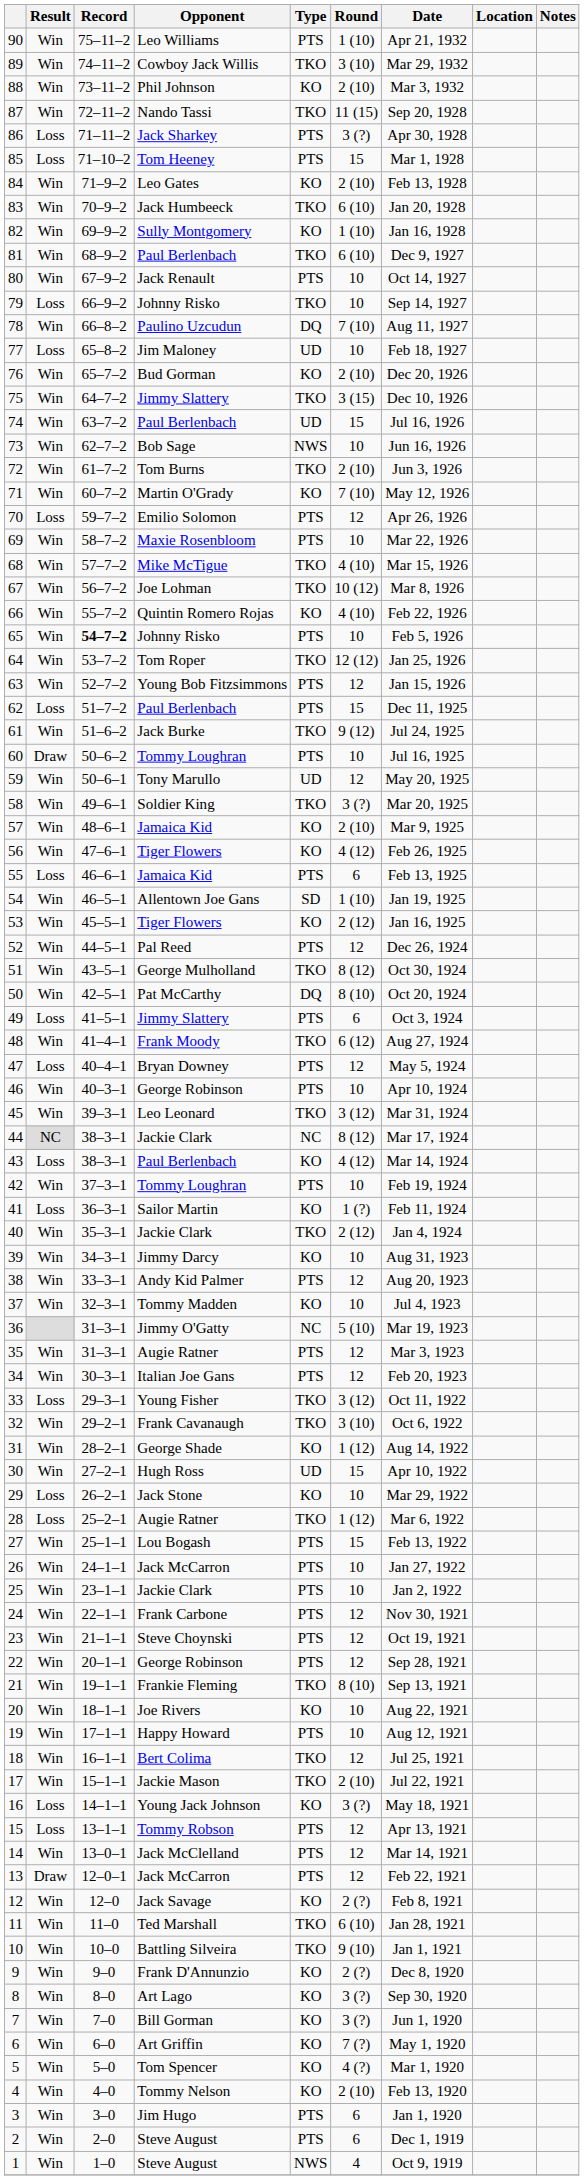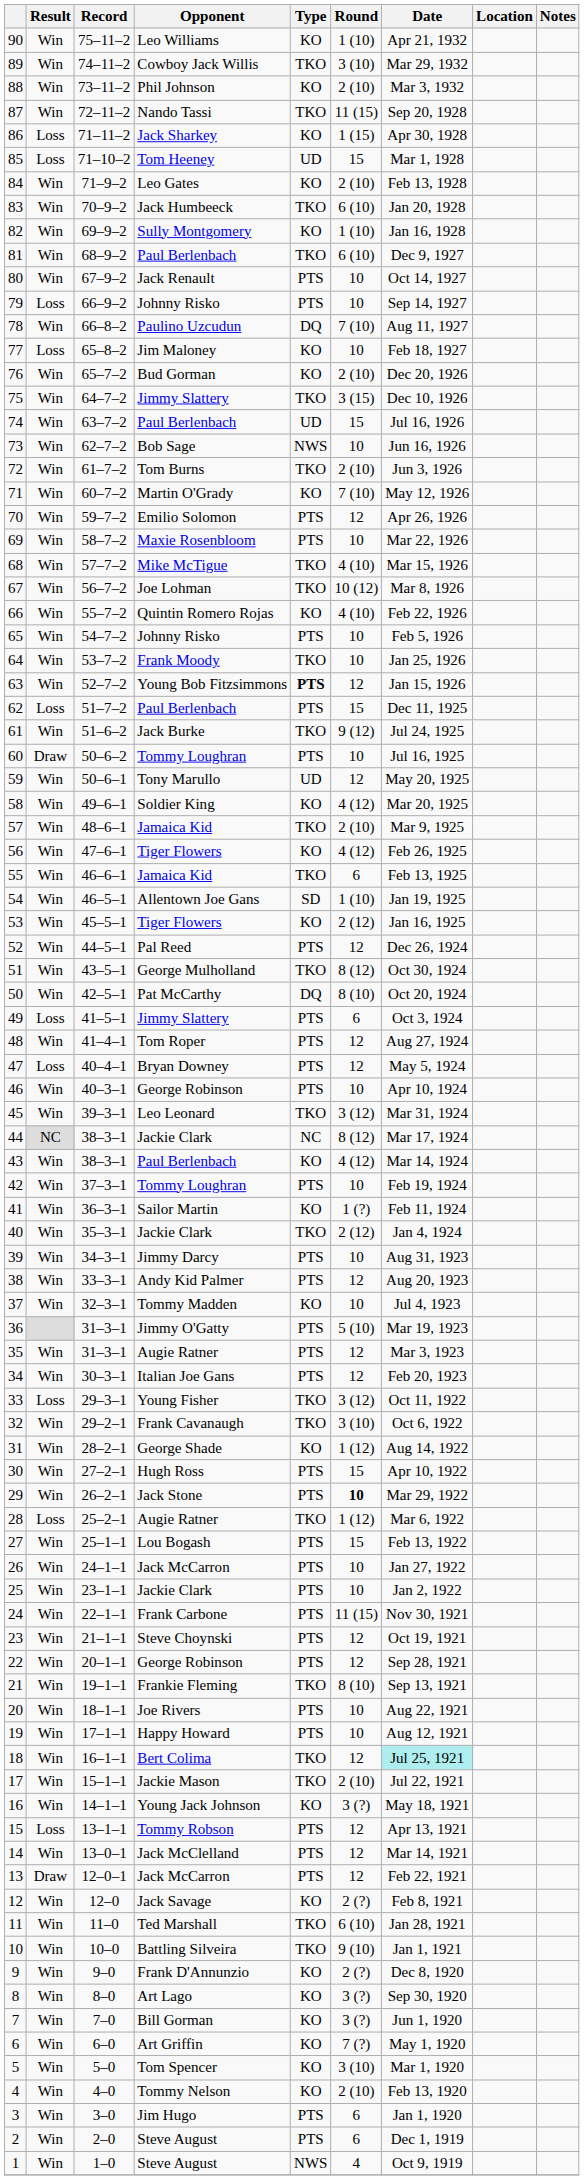(311, 40) PTS -> (311, 40) KO
(311, 135) PTS -> (311, 135) KO
(356, 135) 3 (?) -> (356, 135) 1 (15)
(311, 159) PTS -> (311, 159) UD
(311, 302) TKO -> (311, 302) PTS
(311, 350) UD -> (311, 350) KO
(50, 517) Loss -> (50, 517) Win
(104, 636) bold -> (104, 636) normal
(171, 660) Tom Roper -> (179, 660) Frank Moody
(356, 660) 12 (12) -> (356, 660) 10
(311, 684) normal -> (311, 684) bold
(311, 803) TKO -> (311, 803) KO
(356, 803) 3 (?) -> (356, 803) 4 (12)
(311, 827) KO -> (311, 827) TKO
(50, 875) Loss -> (50, 875) Win
(311, 875) PTS -> (311, 875) TKO
(179, 1042) Frank Moody -> (171, 1042) Tom Roper
(311, 1042) TKO -> (311, 1042) PTS
(356, 1042) 6 (12) -> (356, 1042) 12
(50, 1161) Loss -> (50, 1161) Win
(50, 1209) Loss -> (50, 1209) Win
(311, 1256) KO -> (311, 1256) PTS
(311, 1328) NC -> (311, 1328) PTS
(311, 1471) UD -> (311, 1471) PTS
(50, 1495) Loss -> (50, 1495) Win
(311, 1495) KO -> (311, 1495) PTS
(356, 1495) normal -> (356, 1495) bold
(356, 1614) 12 -> (356, 1614) 11 (15)
(311, 1709) KO -> (311, 1709) PTS
(427, 1757) no background -> (427, 1757) paleturquoise background
(50, 1805) Loss -> (50, 1805) Win
(356, 2067) 4 (?) -> (356, 2067) 3 (10)
